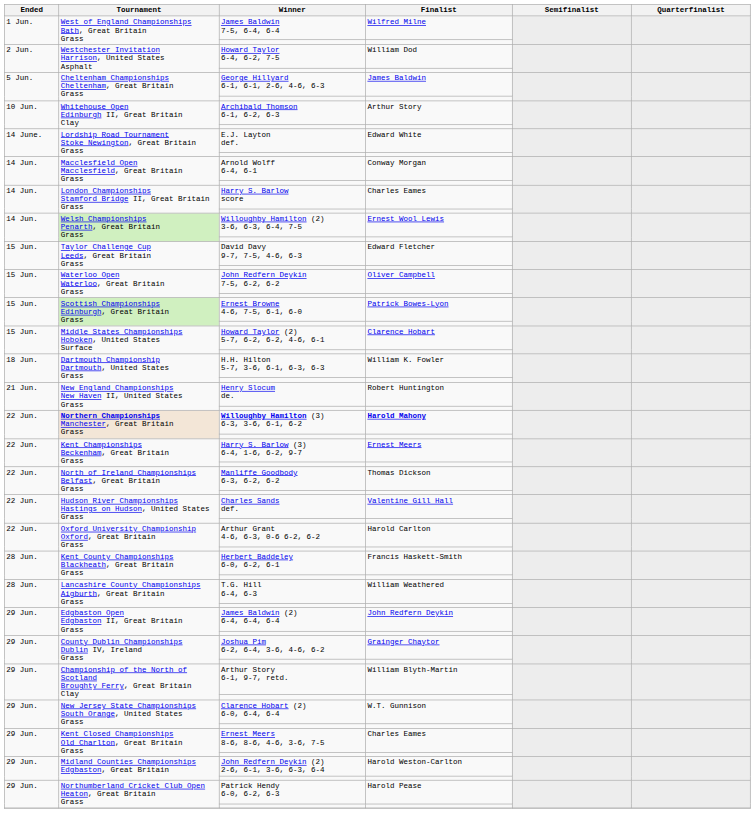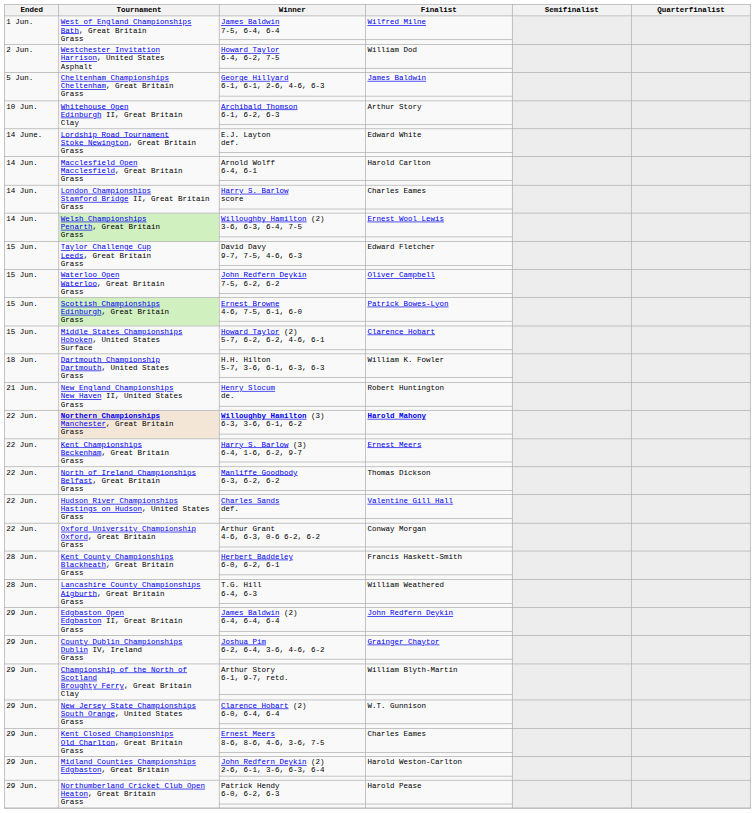(397, 163) Conway Morgan -> (399, 163) Harold Carlton
(399, 529) Harold Carlton -> (397, 529) Conway Morgan
